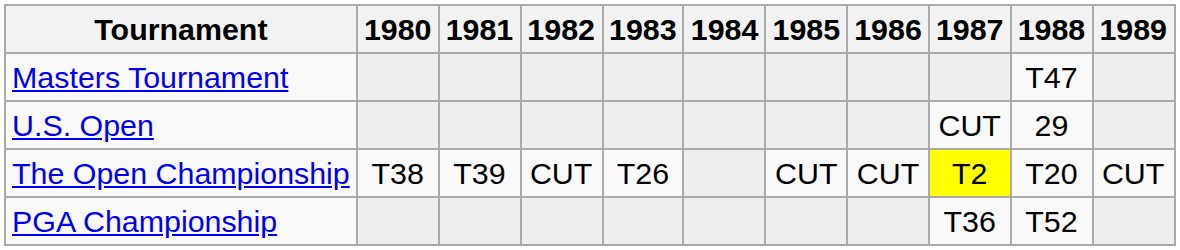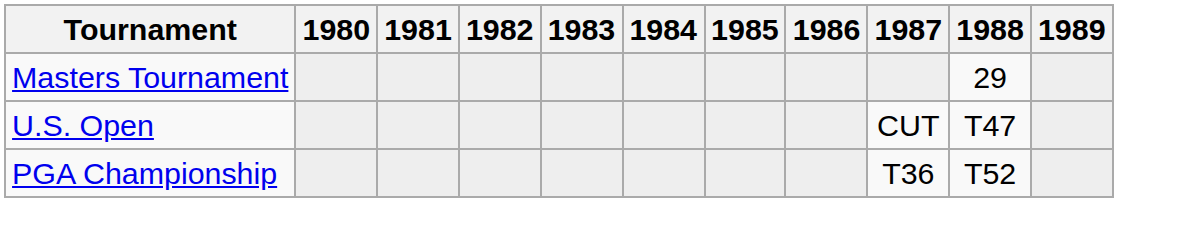(1051, 77) T47 -> (990, 77) 29
(1051, 126) 29 -> (990, 126) T47
- row: (181, 174)
